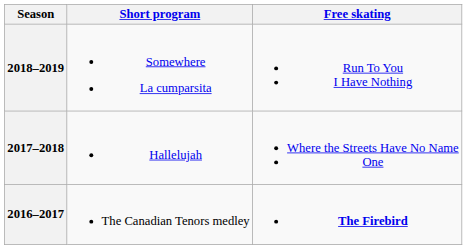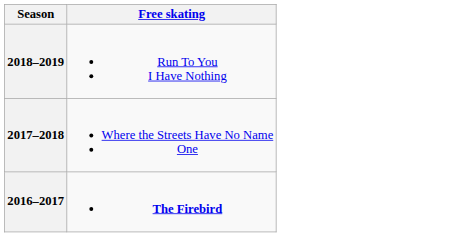- column: (160, 14)
